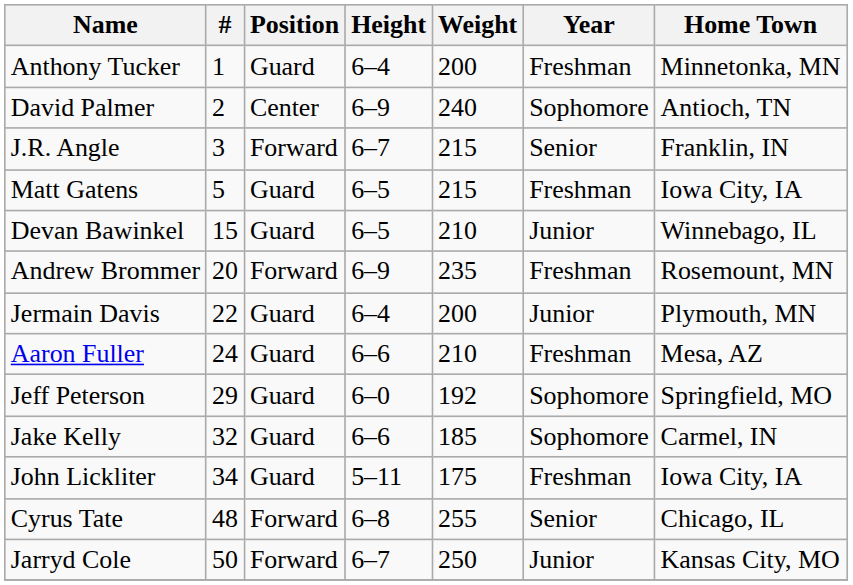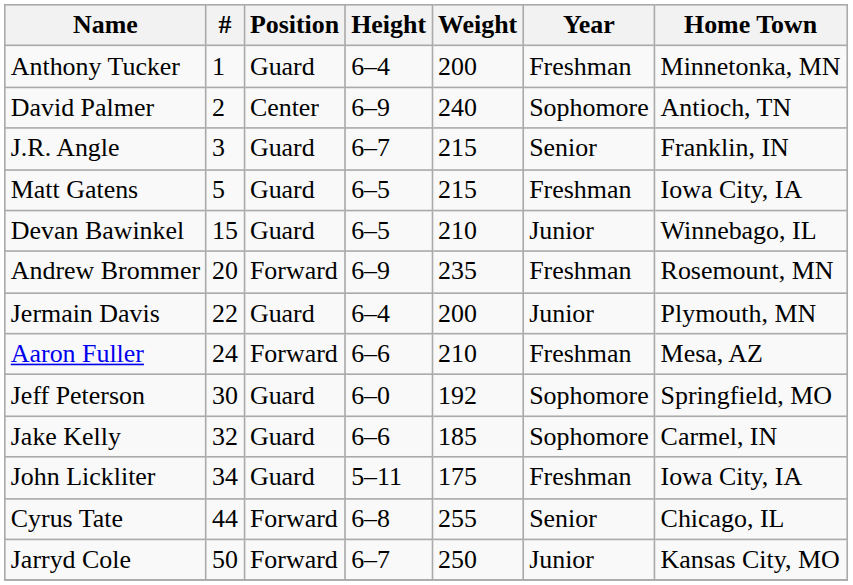(294, 148) Forward -> (282, 148) Guard
(282, 353) Guard -> (294, 353) Forward
(225, 395) 29 -> (225, 395) 30
(225, 518) 48 -> (225, 518) 44
